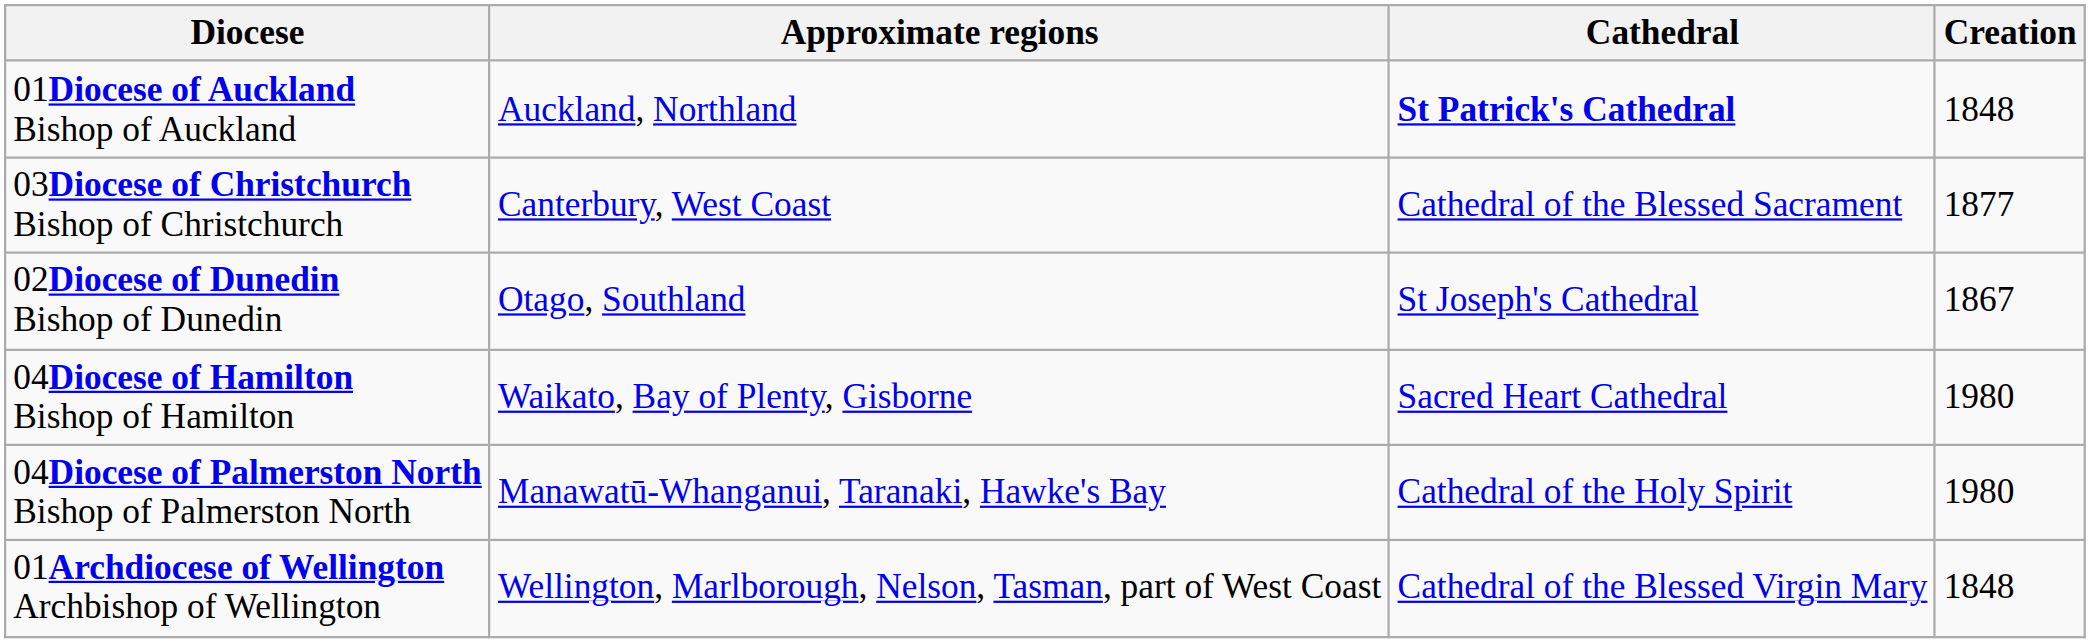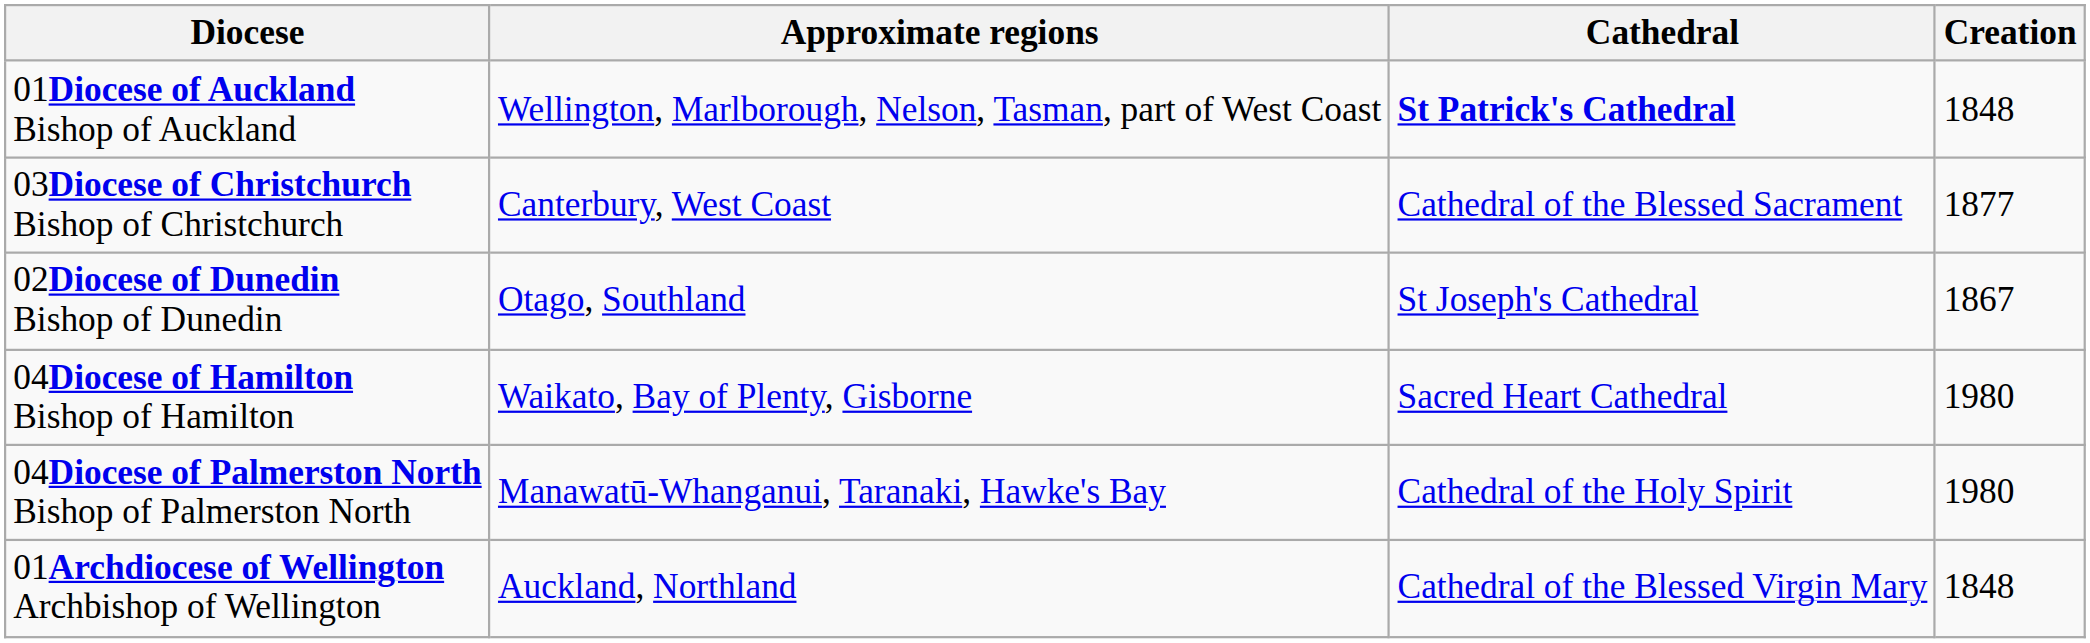(647, 108) Auckland, Northland -> (940, 108) Wellington, Marlborough, Nelson, Tasman, part of West Coast
(940, 587) Wellington, Marlborough, Nelson, Tasman, part of West Coast -> (647, 587) Auckland, Northland
